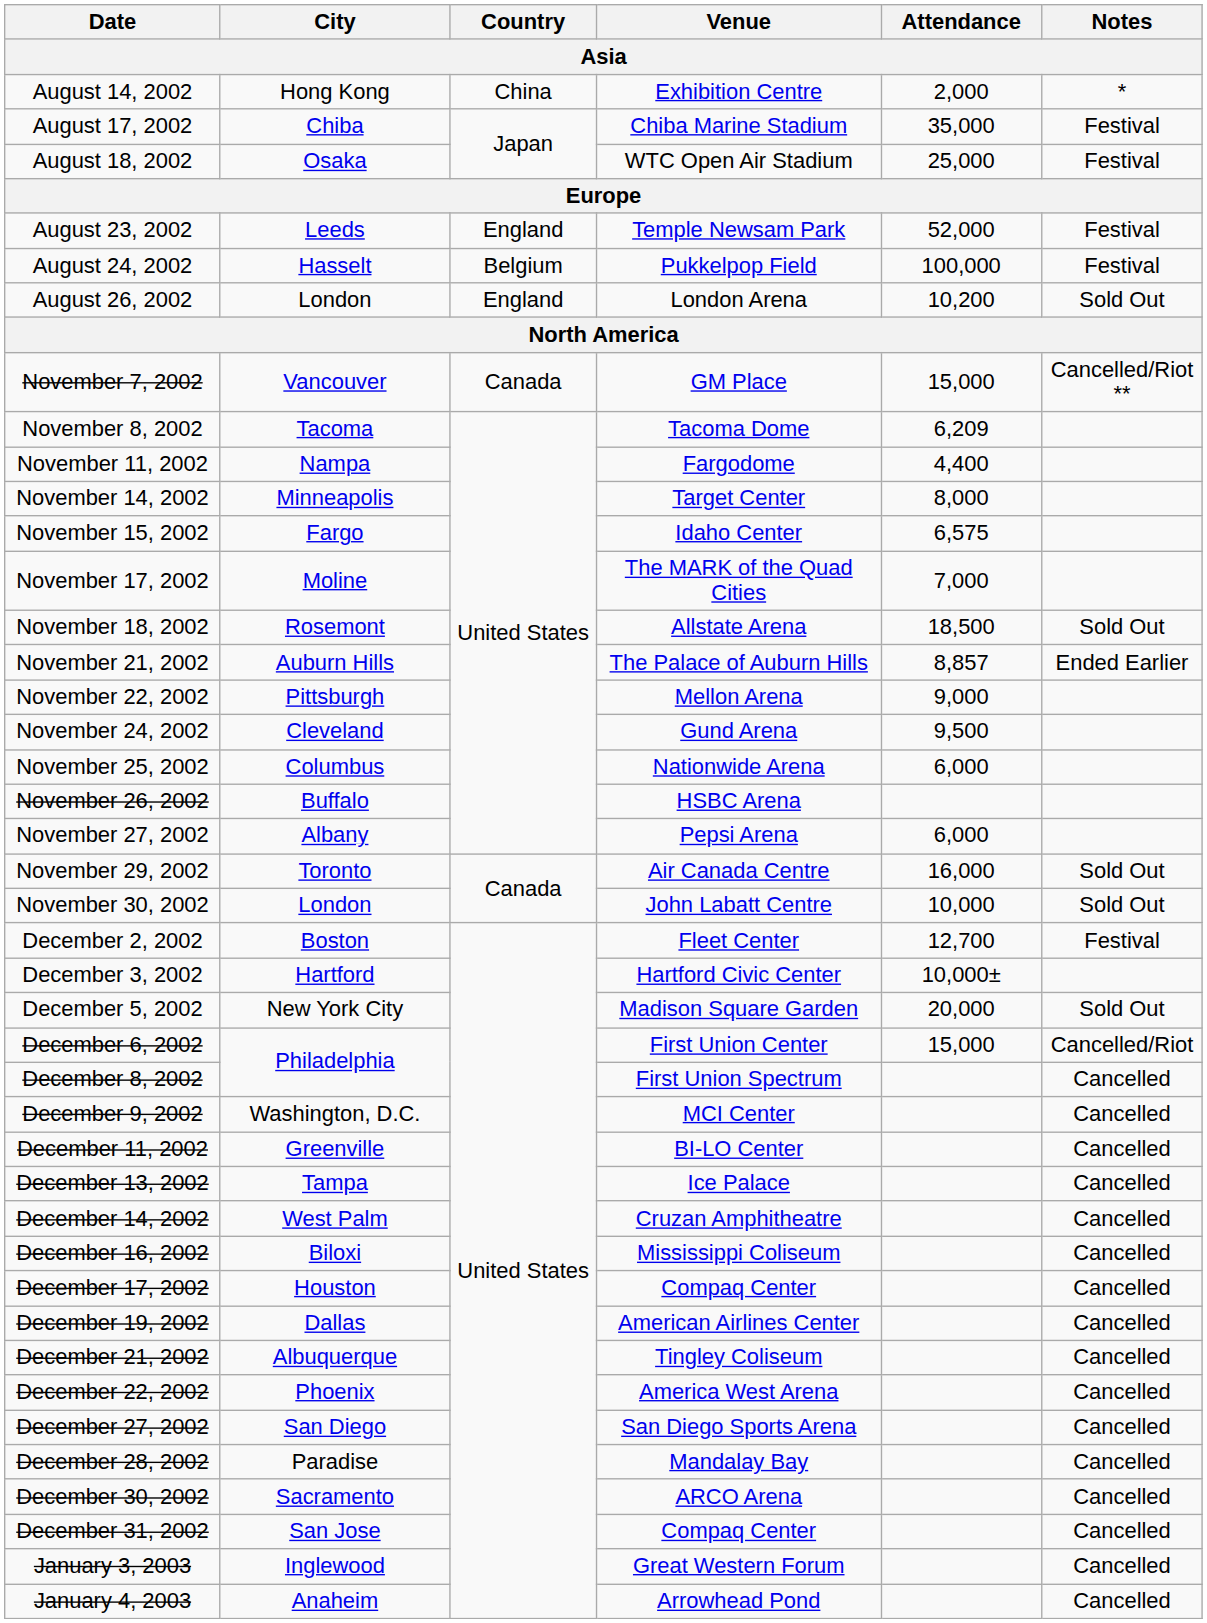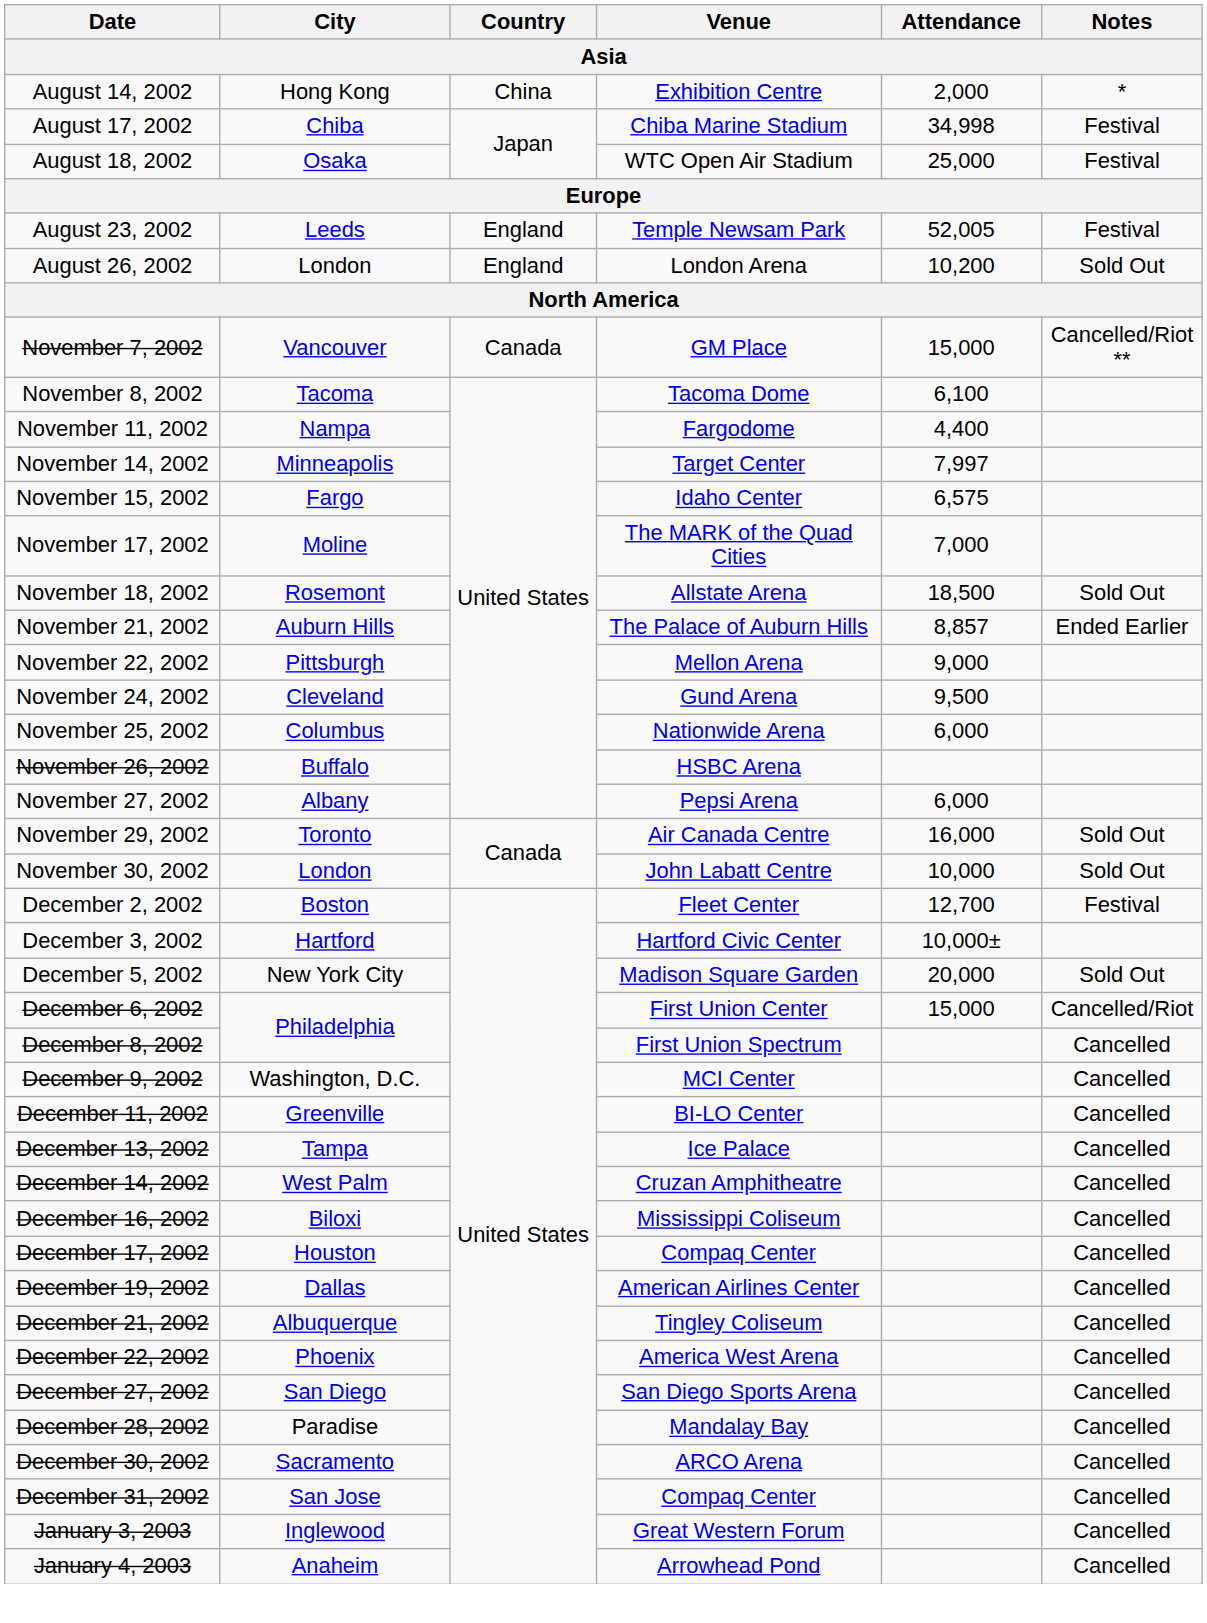(961, 126) 35,000 -> (961, 126) 34,998
(961, 230) 52,000 -> (961, 230) 52,005
- row: (112, 265)
(961, 428) 6,209 -> (961, 394) 6,100
(961, 498) 8,000 -> (961, 463) 7,997
